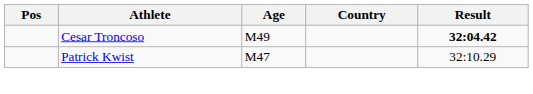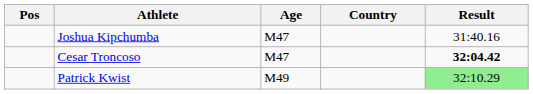+ row: (108, 36)
(257, 36) M49 -> (277, 57) M47
(257, 57) M47 -> (277, 78) M49
(473, 57) no background -> (477, 78) lightgreen background
